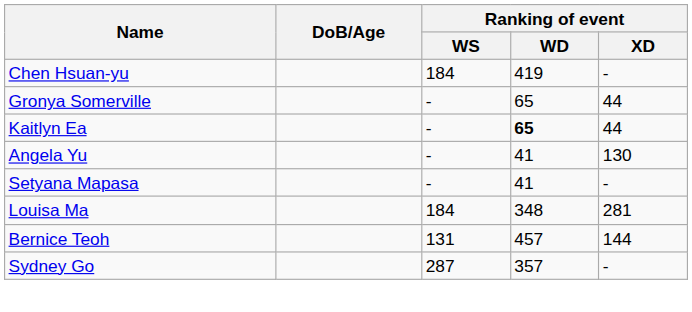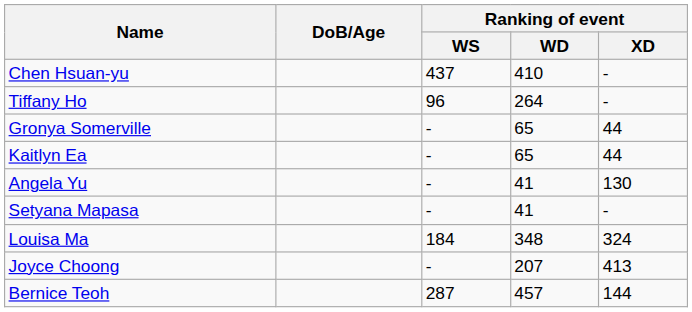(440, 73) 184 -> (440, 73) 437
(529, 73) 419 -> (529, 73) 410
+ row: (48, 101)
(524, 128) bold -> (524, 156) normal
(617, 210) 281 -> (617, 238) 324
+ row: (64, 265)
(440, 238) 131 -> (440, 293) 287
- row: (51, 265)
